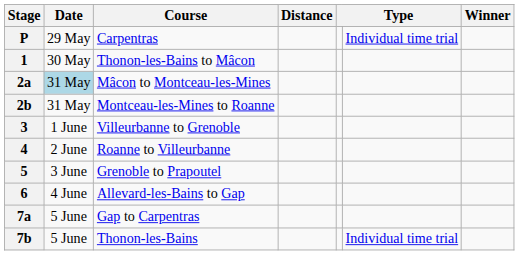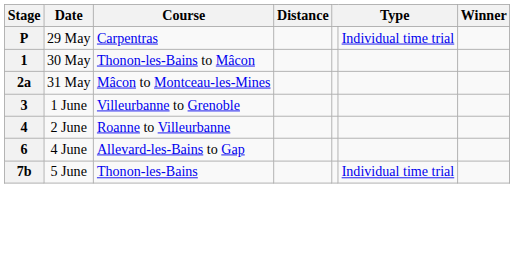(69, 82) lightblue background -> (69, 82) no background
- row: (24, 104)
- row: (24, 171)
- row: (24, 216)
